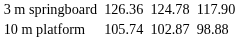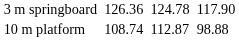(124, 29) 105.74 -> (124, 29) 108.74
(170, 29) 102.87 -> (170, 29) 112.87
